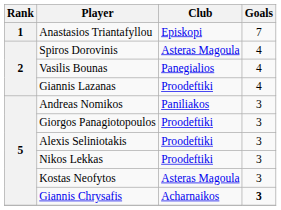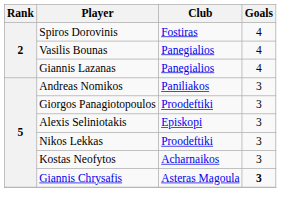- row: (96, 31)
(200, 50) Asteras Magoula -> (179, 31) Fostiras
(187, 86) Proodeftiki -> (188, 68) Panegialios
(187, 141) Proodeftiki -> (182, 123) Episkopi
(200, 178) Asteras Magoula -> (190, 159) Acharnaikos
(190, 196) Acharnaikos -> (200, 178) Asteras Magoula
